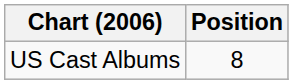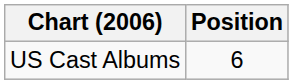(237, 60) 8 -> (237, 60) 6
